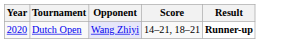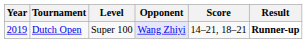+ column: (112, 13)
(17, 30) 2020 -> (17, 30) 2019
